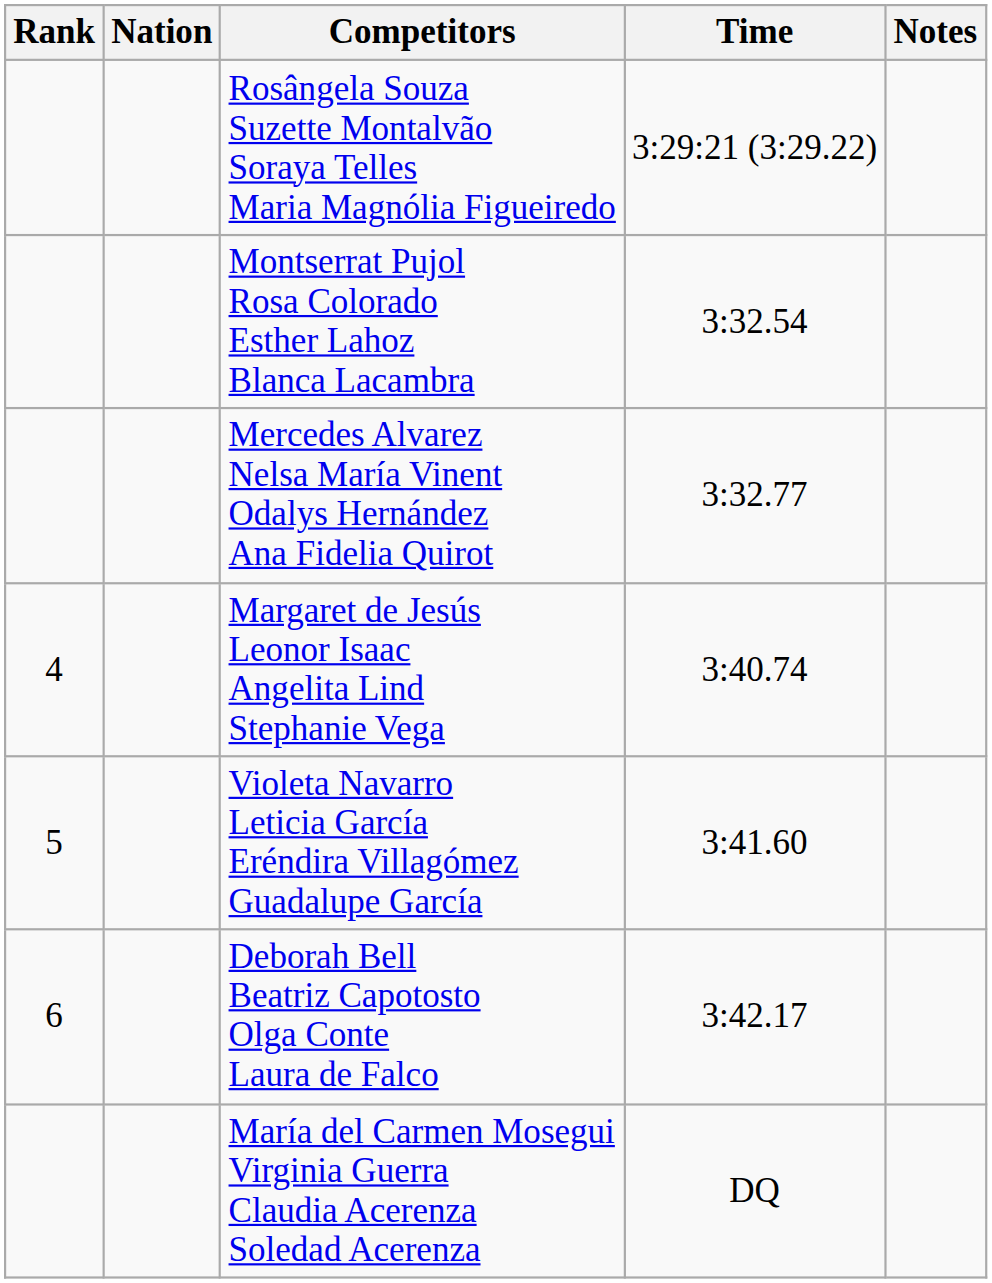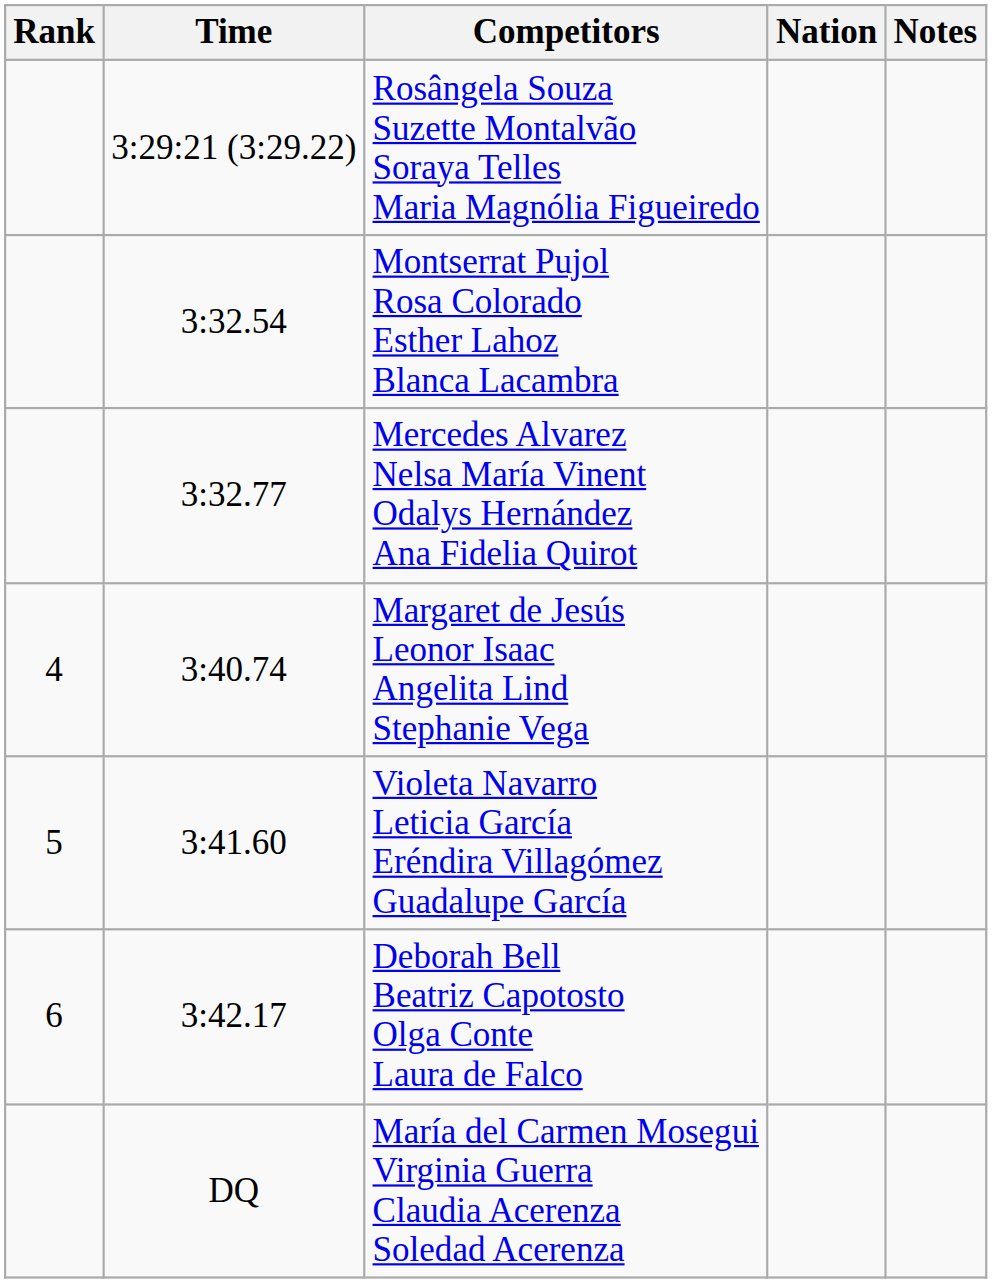columns swapped: (162, 32) <-> (755, 32)
